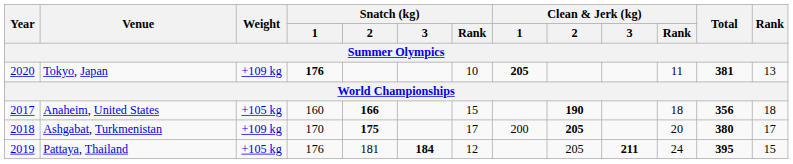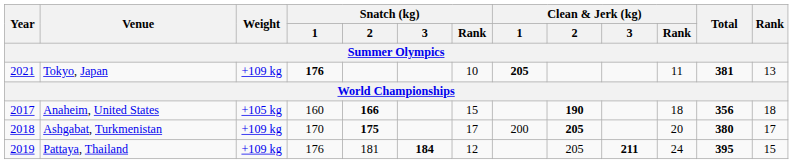(22, 71) 2020 -> (22, 71) 2021
(262, 149) +105 kg -> (262, 149) +109 kg
